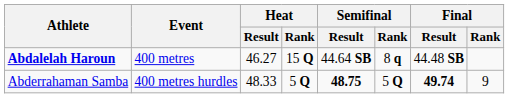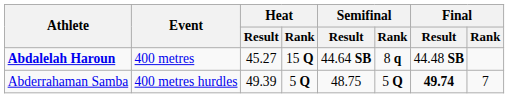(261, 59) 46.27 -> (261, 59) 45.27
(261, 81) 48.33 -> (261, 81) 49.39
(346, 81) bold -> (346, 81) normal
(485, 81) 9 -> (485, 81) 7
